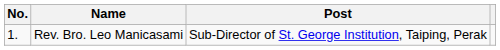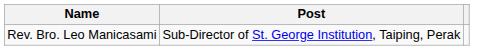- column: (18, 14)
